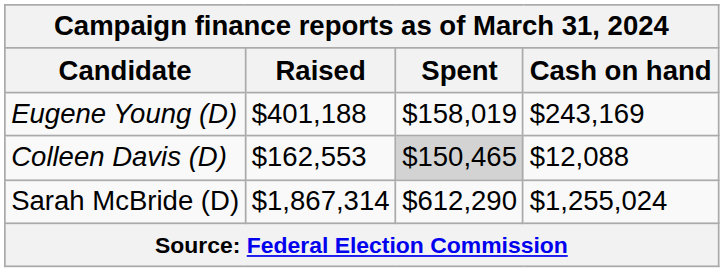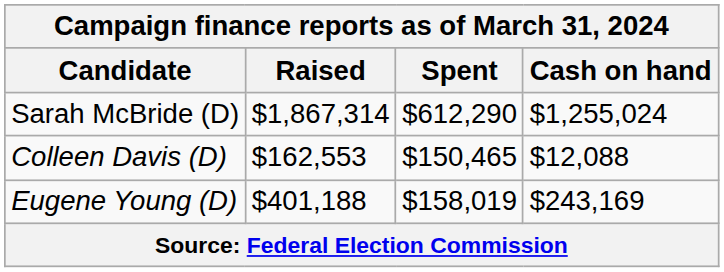rows swapped: (125, 200) <-> (124, 113)
(460, 157) lightgrey background -> (460, 157) no background
